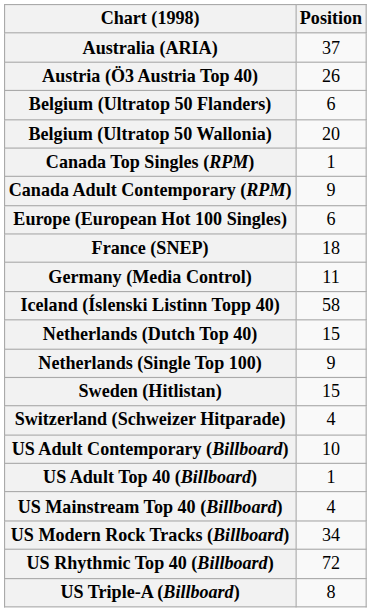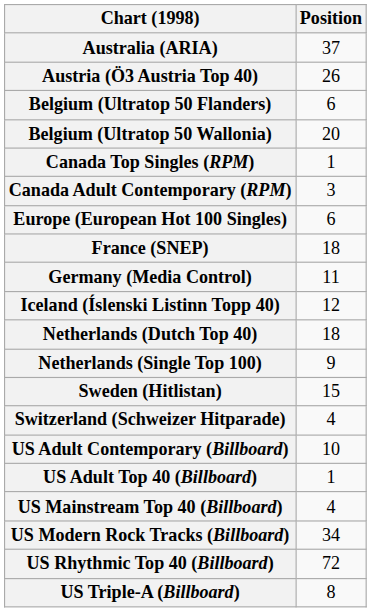(331, 190) 9 -> (331, 190) 3
(331, 305) 58 -> (331, 305) 12
(331, 334) 15 -> (331, 334) 18
